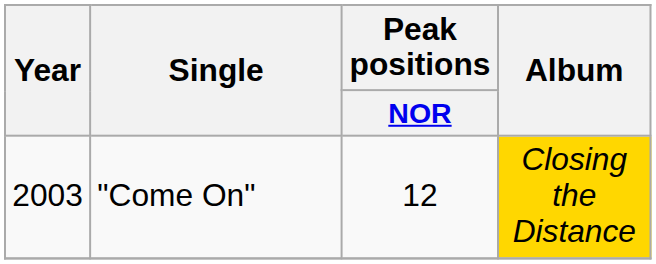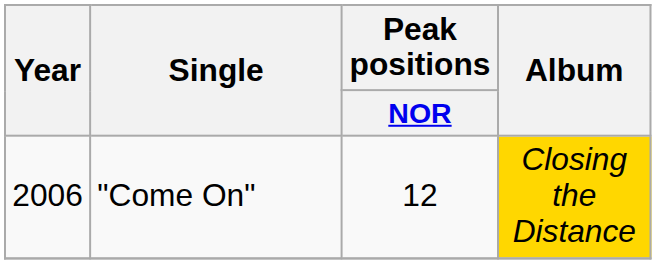(48, 196) 2003 -> (48, 196) 2006
